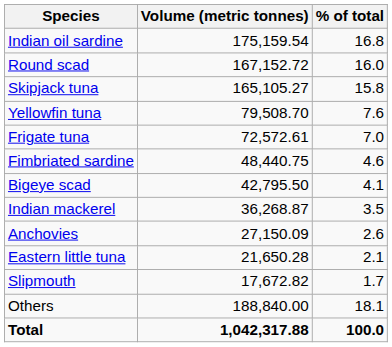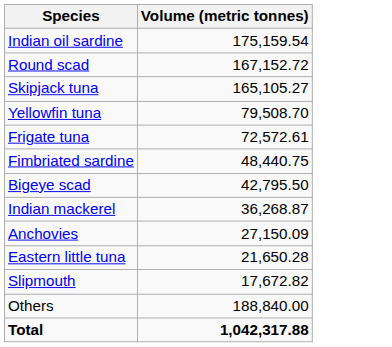- column: (350, 16)
